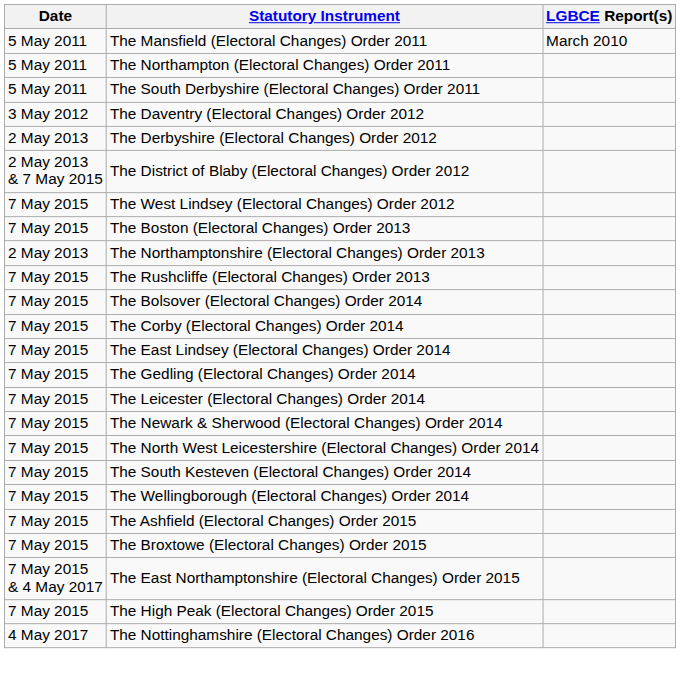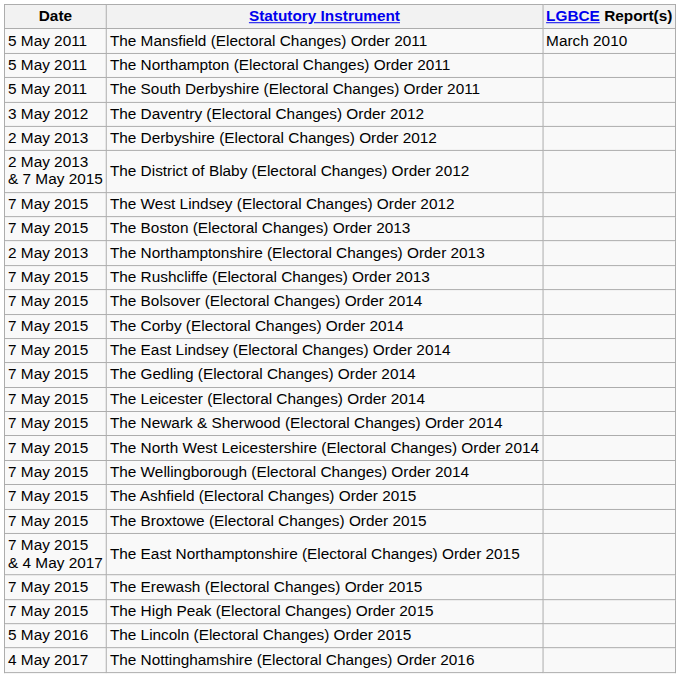- row: (290, 472)
+ row: (266, 587)
+ row: (261, 635)
